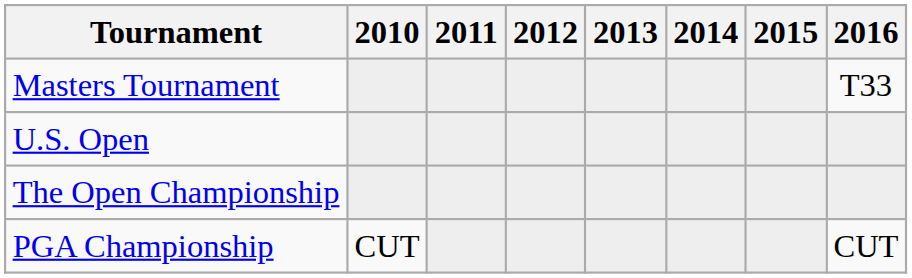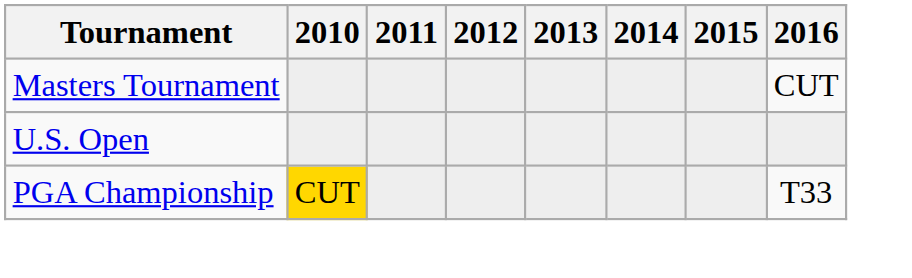(866, 85) T33 -> (806, 85) CUT
- row: (176, 192)
(387, 246) no background -> (327, 192) gold background
(866, 246) CUT -> (806, 192) T33
